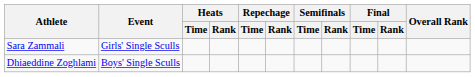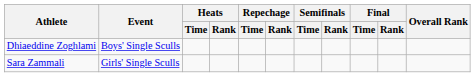rows swapped: (51, 63) <-> (36, 47)
